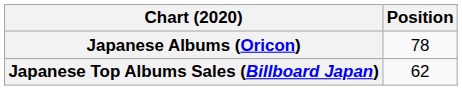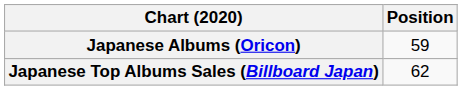(420, 44) 78 -> (420, 44) 59
